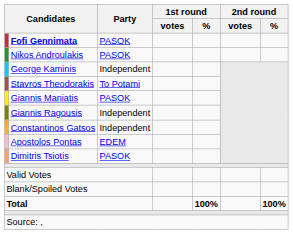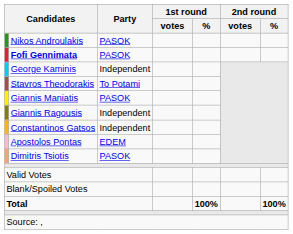rows swapped: (44, 41) <-> (47, 55)
